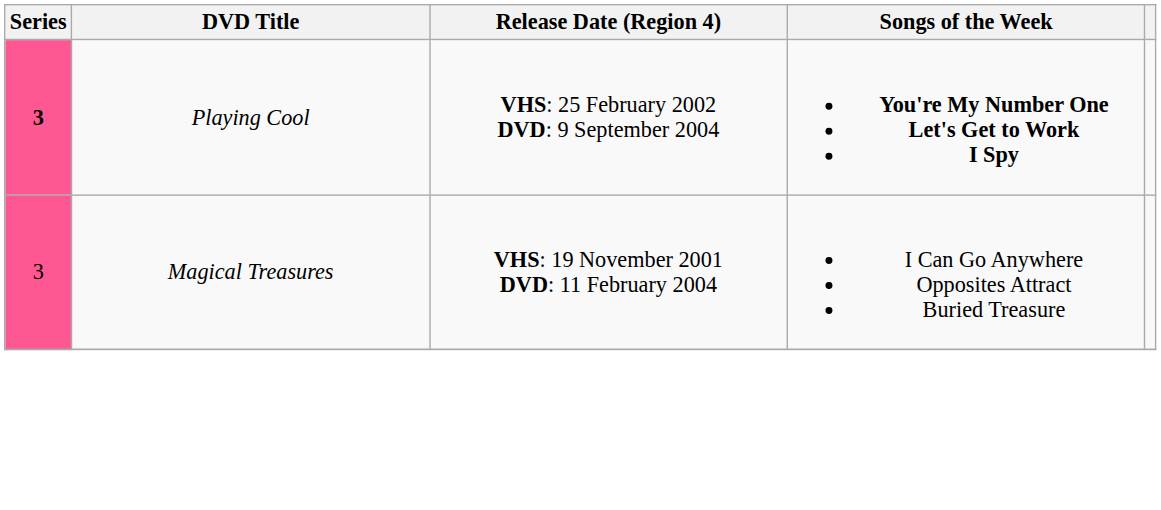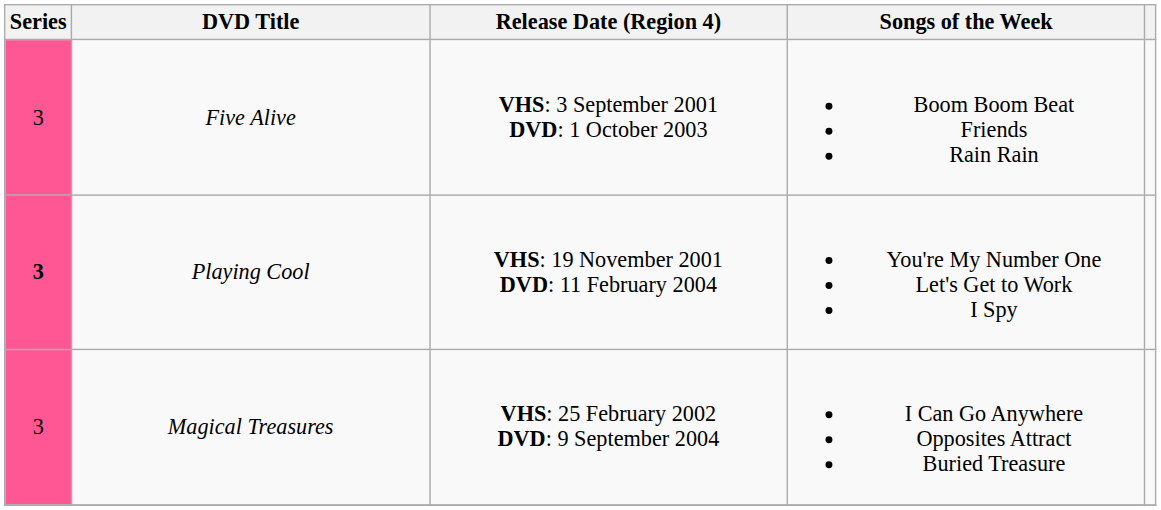+ row: (251, 117)
(608, 117) VHS: 25 February 2002 DVD: 9 September 2004 -> (608, 271) VHS: 19 November 2001 DVD: 11 February 2004
(966, 130) bold -> (966, 285) normal
(608, 271) VHS: 19 November 2001 DVD: 11 February 2004 -> (608, 426) VHS: 25 February 2002 DVD: 9 September 2004
